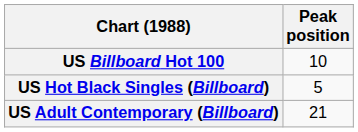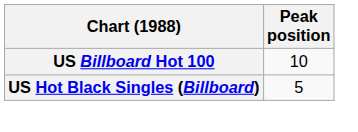- row: (144, 113)
